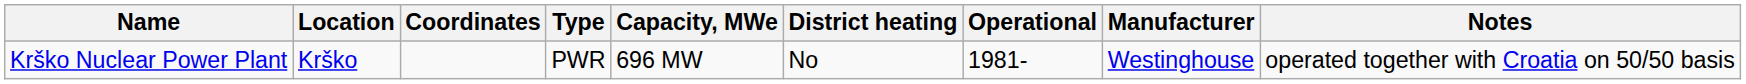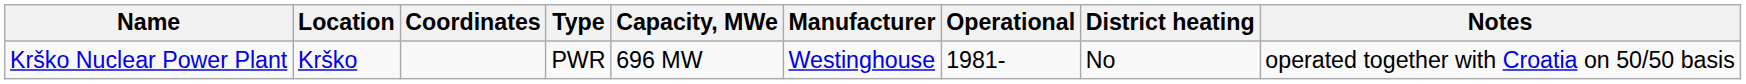columns swapped: (873, 22) <-> (1181, 22)
